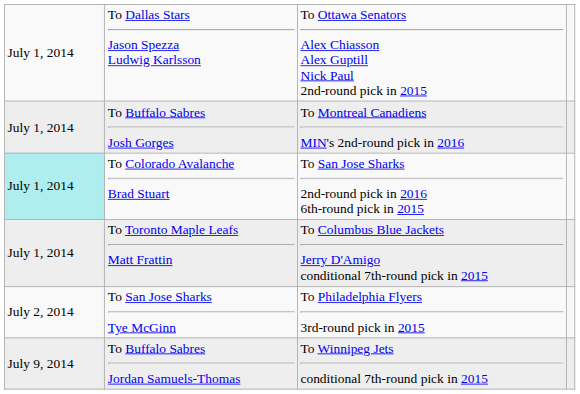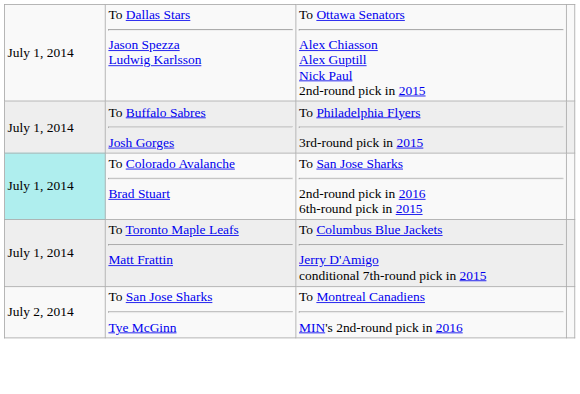(432, 127) To Montreal Canadiens MIN's 2nd-round pick in 2016 -> (431, 127) To Philadelphia Flyers 3rd-round pick in 2015
(432, 312) To Philadelphia Flyers 3rd-round pick in 2015 -> (431, 312) To Montreal Canadiens MIN's 2nd-round pick in 2016
- row: (201, 363)
